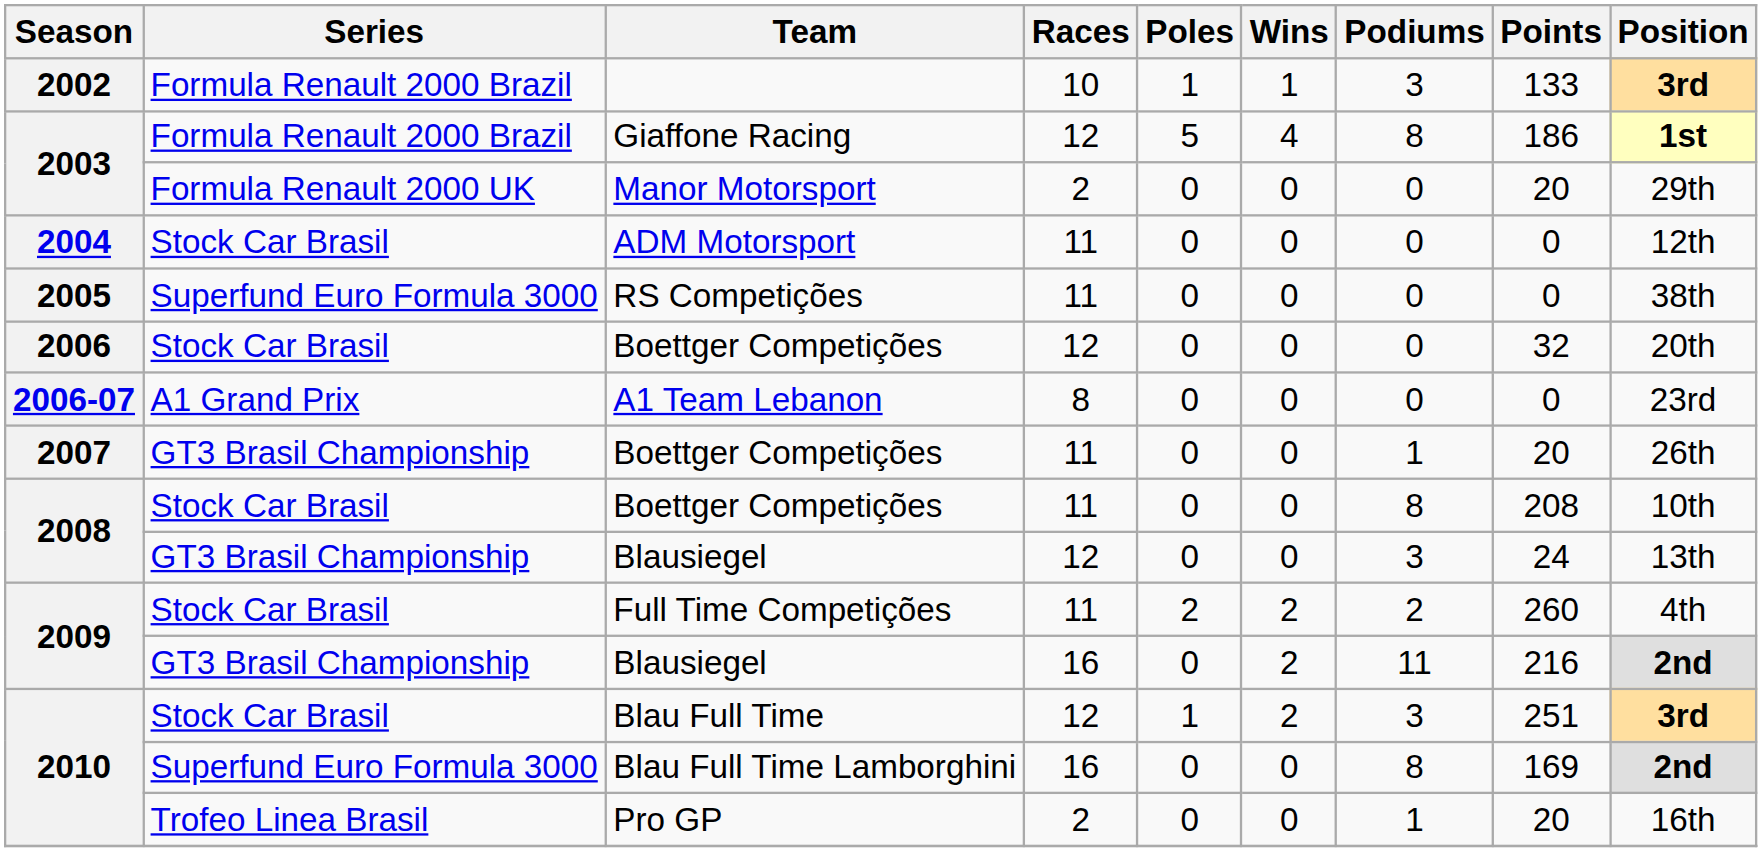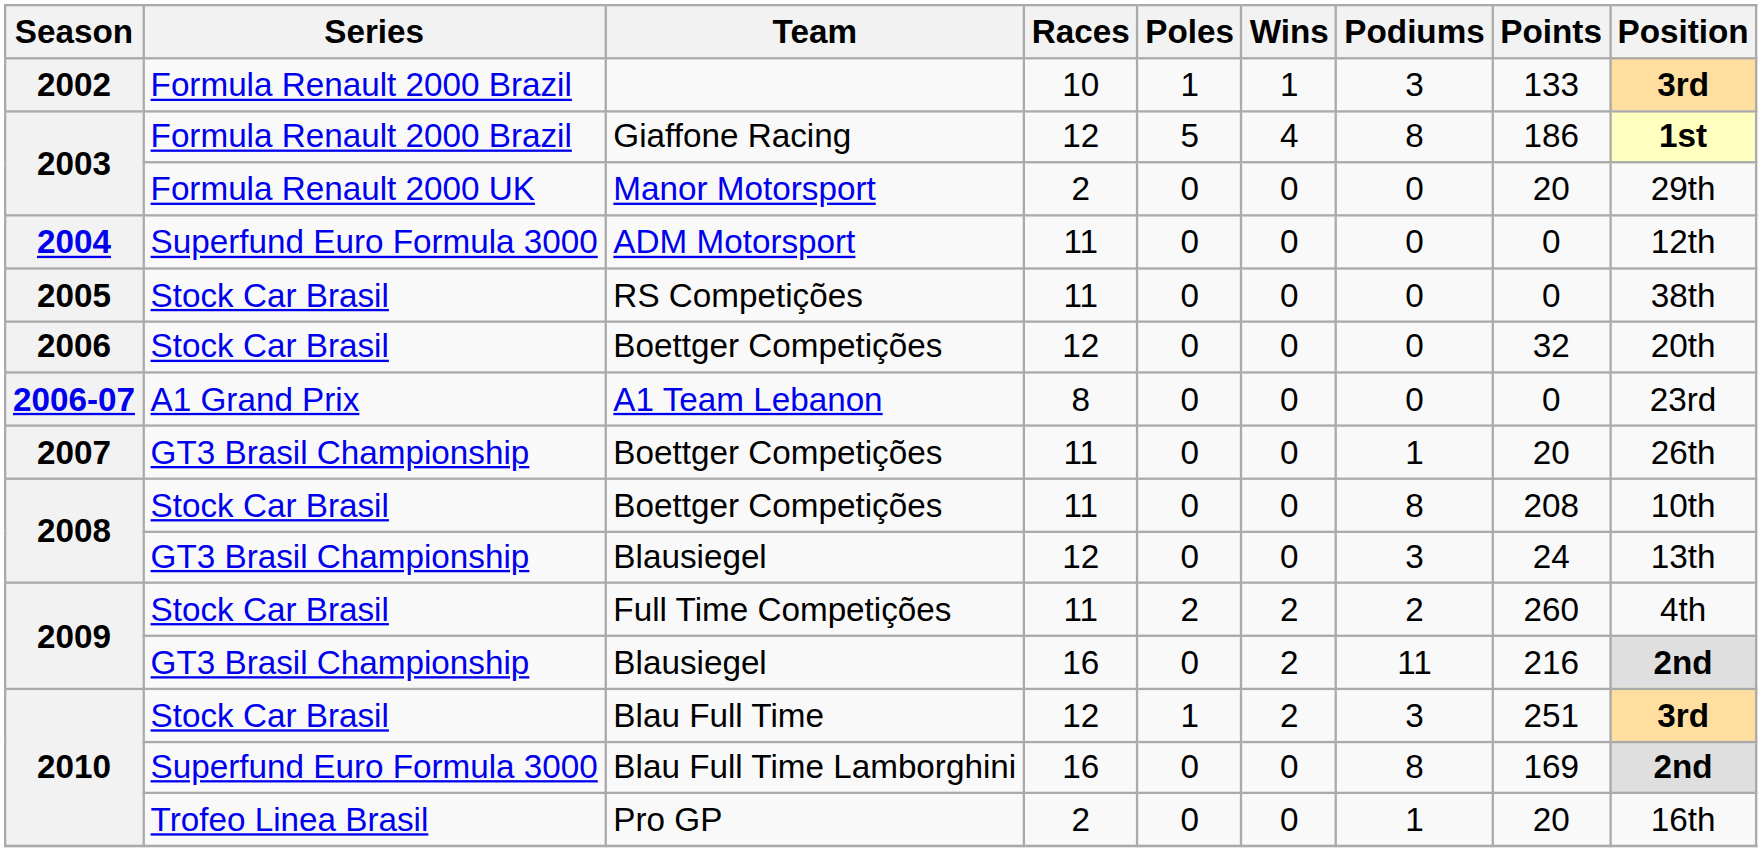(270, 242) Stock Car Brasil -> (374, 242) Superfund Euro Formula 3000
(374, 295) Superfund Euro Formula 3000 -> (270, 295) Stock Car Brasil
